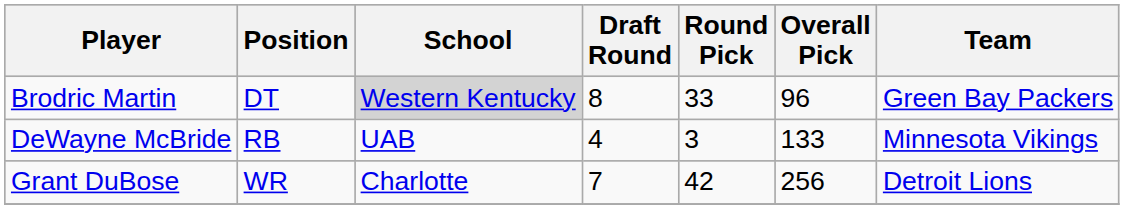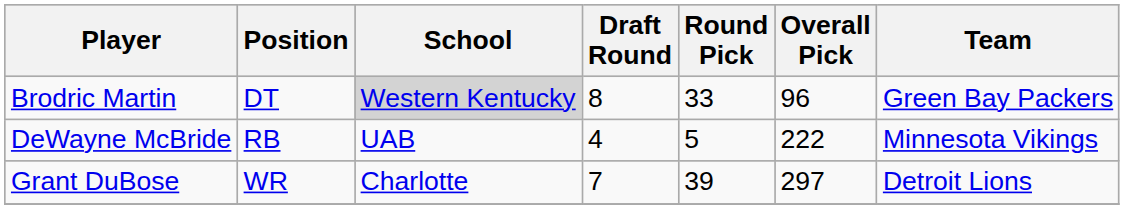(692, 139) 3 -> (692, 139) 5
(803, 139) 133 -> (803, 139) 222
(699, 181) 42 -> (699, 181) 39
(803, 181) 256 -> (803, 181) 297
